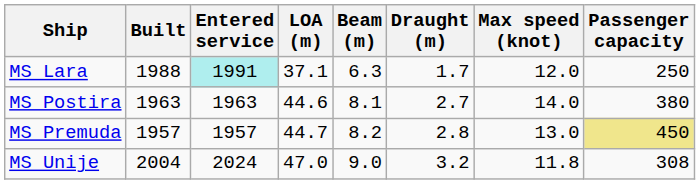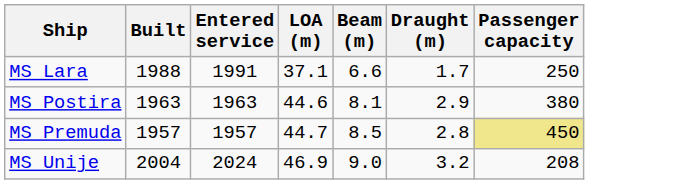- column: (529, 31)
(235, 72) paleturquoise background -> (235, 72) no background
(365, 72) 6.3 -> (365, 72) 6.6
(453, 103) 2.7 -> (453, 103) 2.9
(365, 133) 8.2 -> (365, 133) 8.5
(306, 164) 47.0 -> (306, 164) 46.9
(673, 164) 308 -> (563, 164) 208
